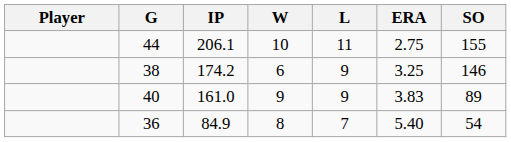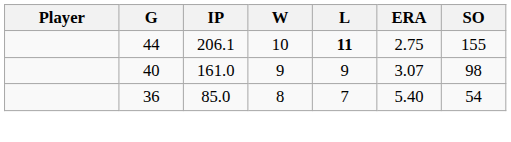(345, 44) normal -> (345, 44) bold
- row: (151, 70)
(409, 96) 3.83 -> (409, 70) 3.07
(473, 96) 89 -> (473, 70) 98
(216, 123) 84.9 -> (216, 96) 85.0
